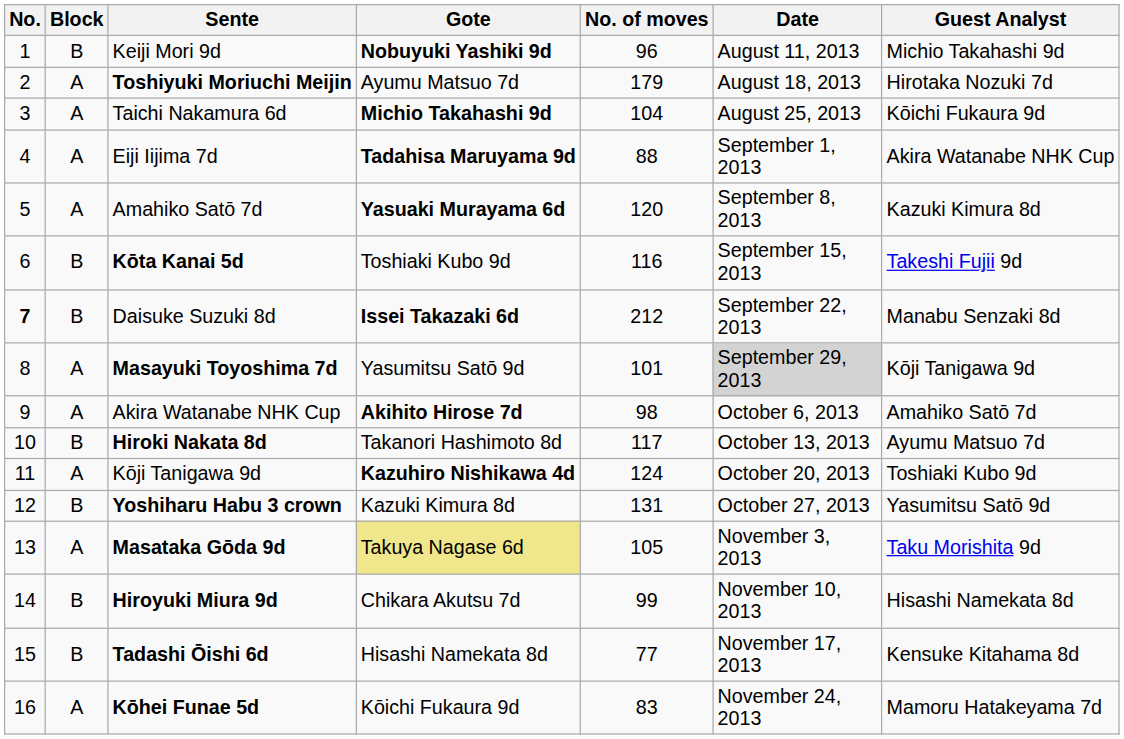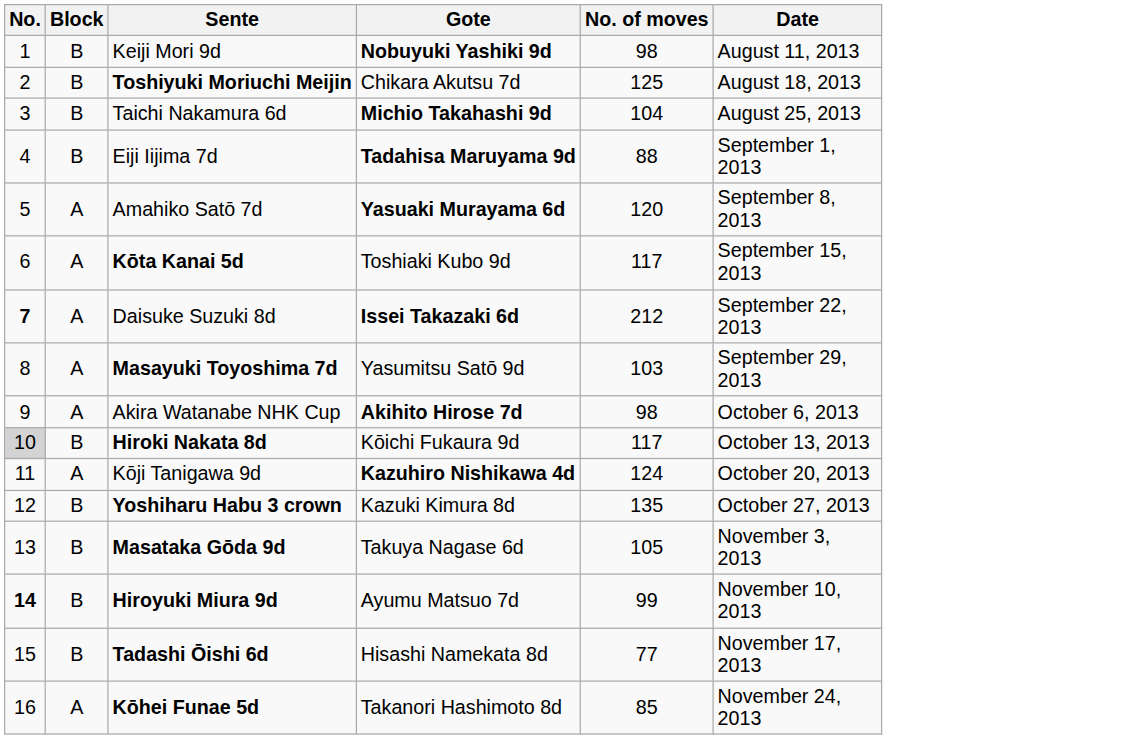- column: (1001, 20)
(647, 51) 96 -> (647, 51) 98
(77, 82) A -> (77, 82) B
(440, 82) Ayumu Matsuo 7d -> (441, 82) Chikara Akutsu 7d
(647, 82) 179 -> (647, 82) 125
(77, 113) A -> (77, 113) B
(77, 156) A -> (77, 156) B
(77, 262) B -> (77, 262) A
(647, 262) 116 -> (647, 262) 117
(77, 316) B -> (77, 316) A
(647, 369) 101 -> (647, 369) 103
(782, 369) lightgrey background -> (782, 369) no background
(25, 442) no background -> (25, 442) lightgrey background
(461, 442) Takanori Hashimoto 8d -> (440, 442) Kōichi Fukaura 9d
(647, 505) 131 -> (647, 505) 135
(77, 547) A -> (77, 547) B
(442, 547) khaki background -> (442, 547) no background
(25, 600) normal -> (25, 600) bold
(441, 600) Chikara Akutsu 7d -> (440, 600) Ayumu Matsuo 7d
(440, 707) Kōichi Fukaura 9d -> (461, 707) Takanori Hashimoto 8d
(647, 707) 83 -> (647, 707) 85
